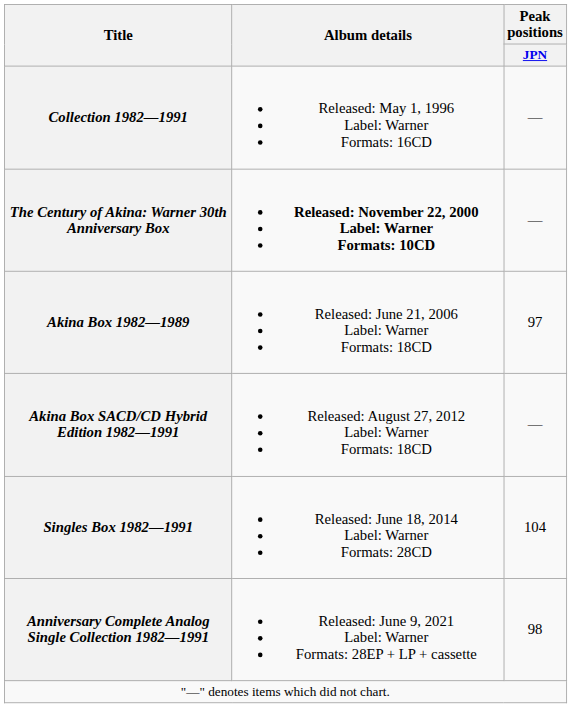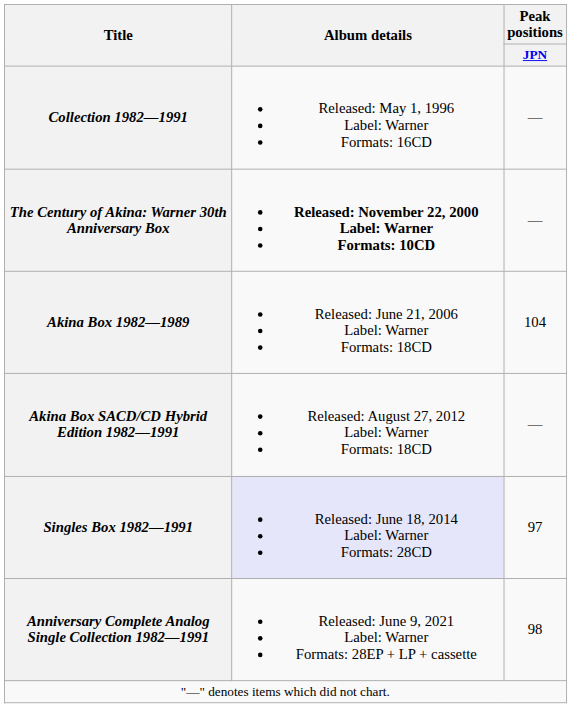(535, 322) 97 -> (535, 322) 104
(368, 536) no background -> (368, 536) lavender background
(535, 527) 104 -> (535, 527) 97
